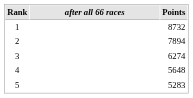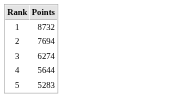- column: (95, 12)
(177, 41) 7894 -> (46, 41) 7694
(177, 70) 5648 -> (46, 70) 5644
